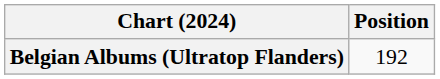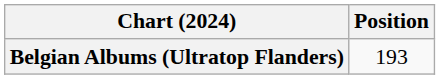(391, 56) 192 -> (391, 56) 193
